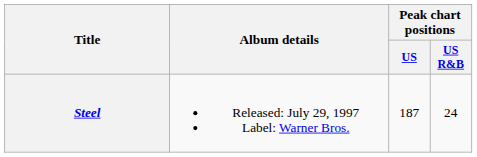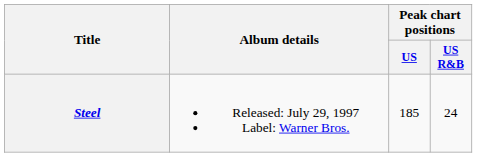(409, 113) 187 -> (409, 113) 185
